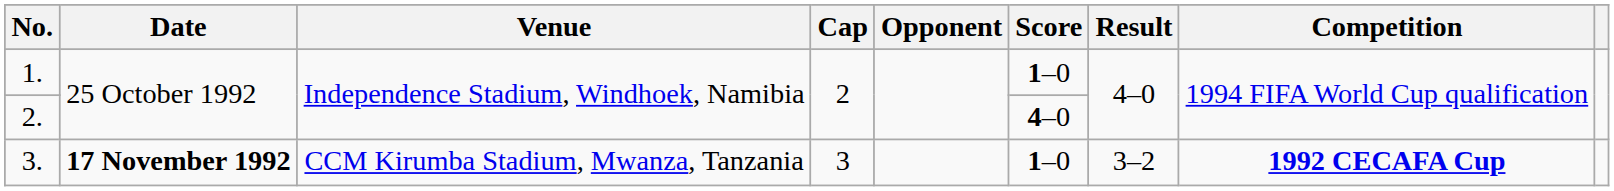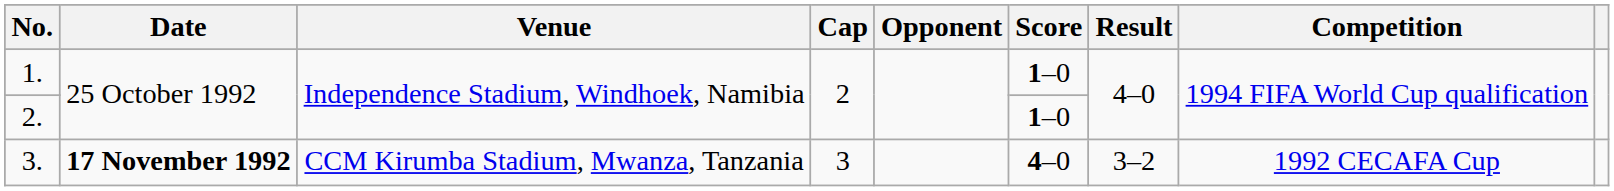(1049, 116) 4–0 -> (1049, 116) 1–0
(1049, 161) 1–0 -> (1049, 161) 4–0
(1387, 161) bold -> (1387, 161) normal
